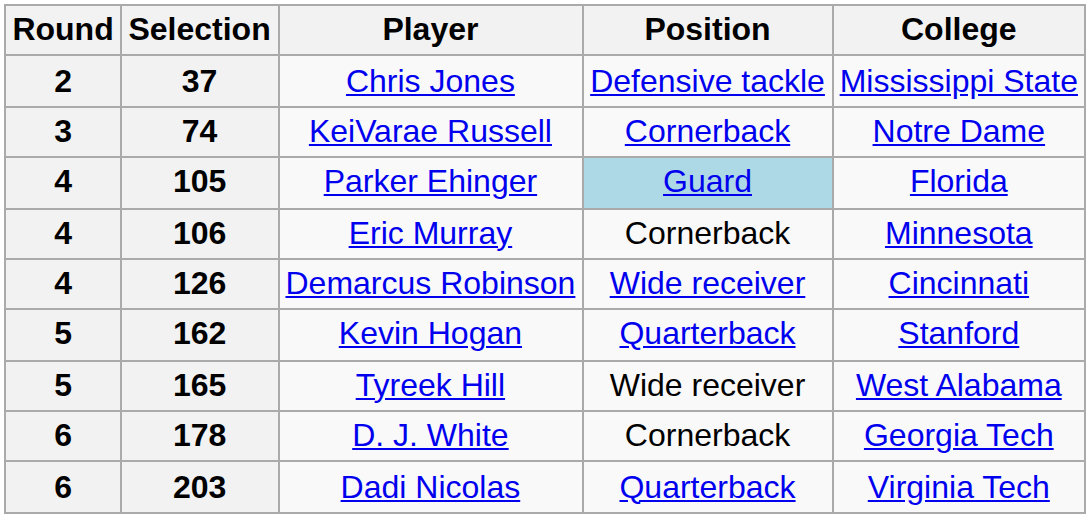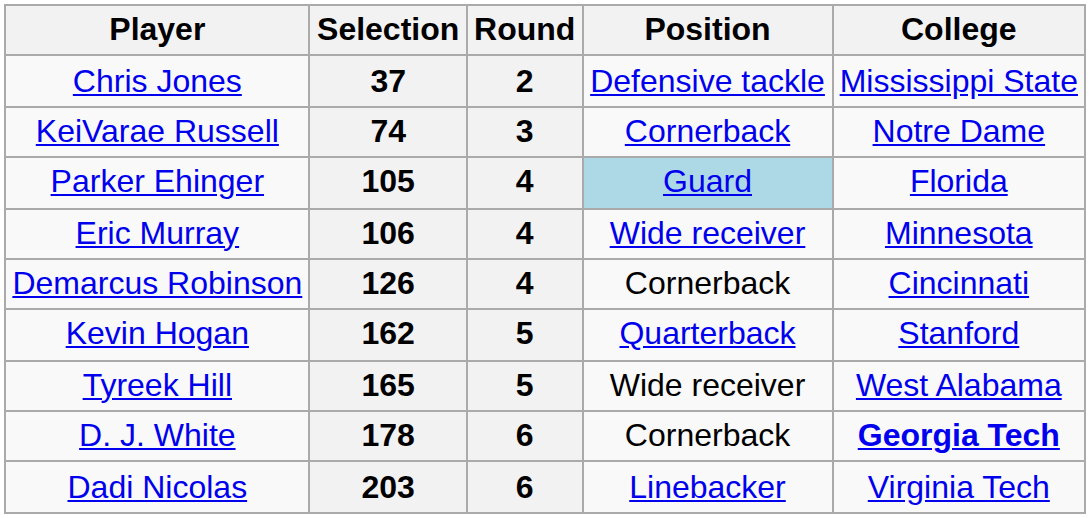columns swapped: (63, 29) <-> (430, 29)
(708, 232) Cornerback -> (708, 232) Wide receiver
(708, 283) Wide receiver -> (708, 283) Cornerback
(959, 435) normal -> (959, 435) bold
(708, 486) Quarterback -> (708, 486) Linebacker
